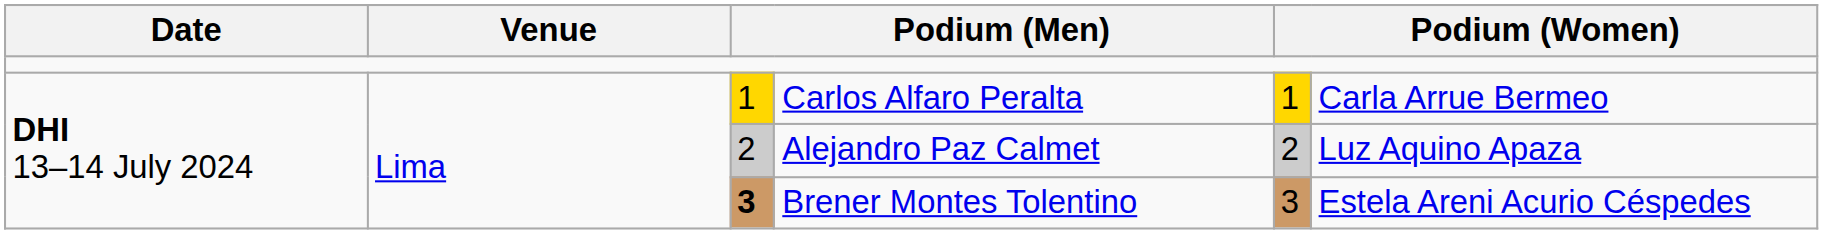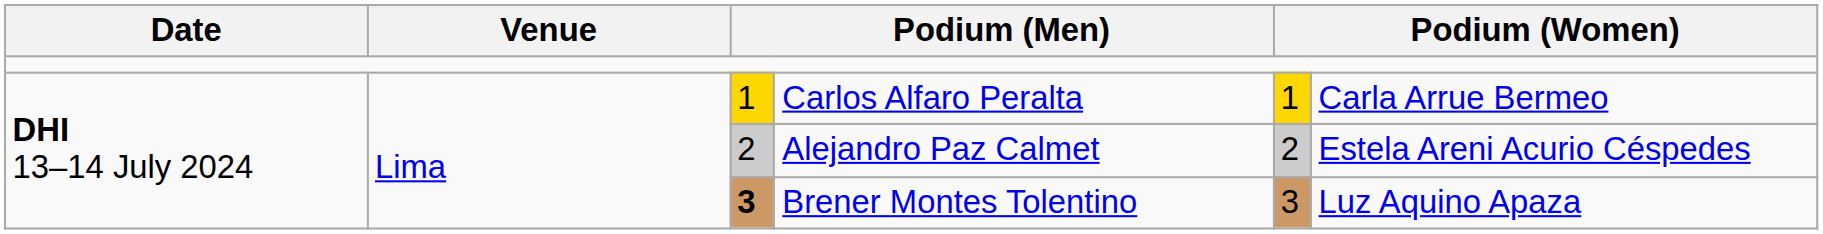(1450, 149) Luz Aquino Apaza -> (1535, 149) Estela Areni Acurio Céspedes
(1535, 201) Estela Areni Acurio Céspedes -> (1450, 201) Luz Aquino Apaza
